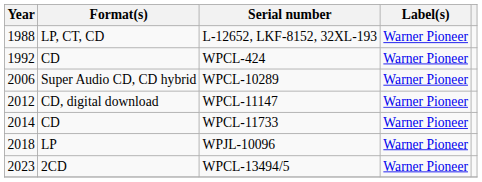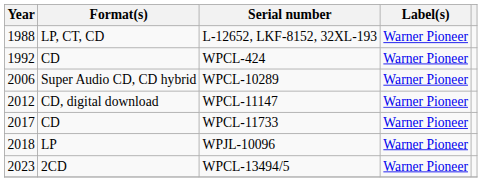(21, 123) 2014 -> (21, 123) 2017
